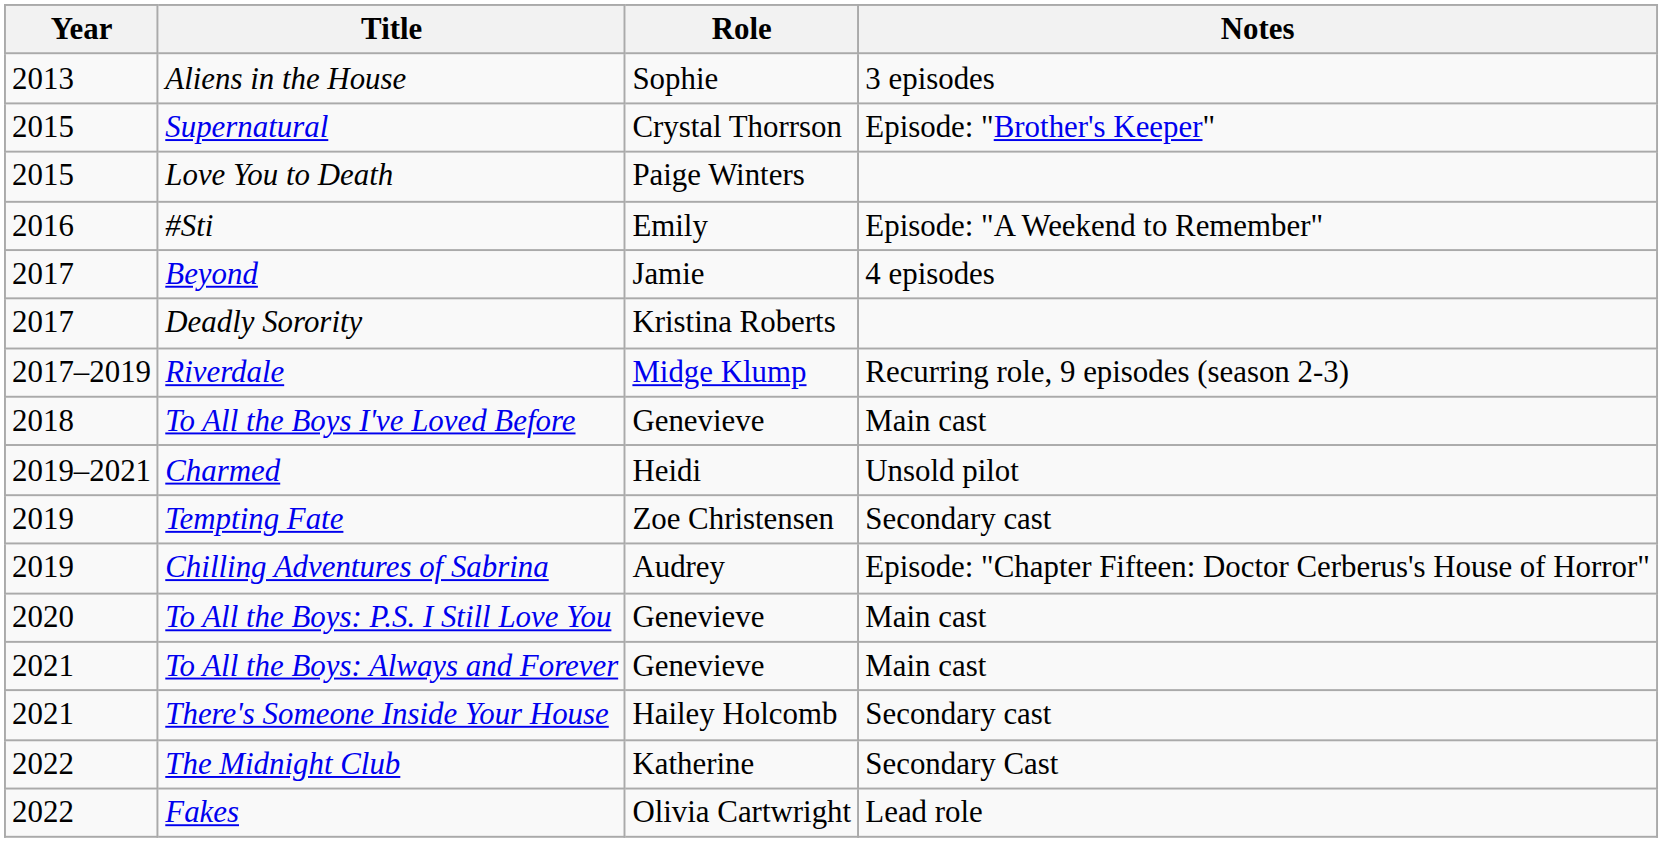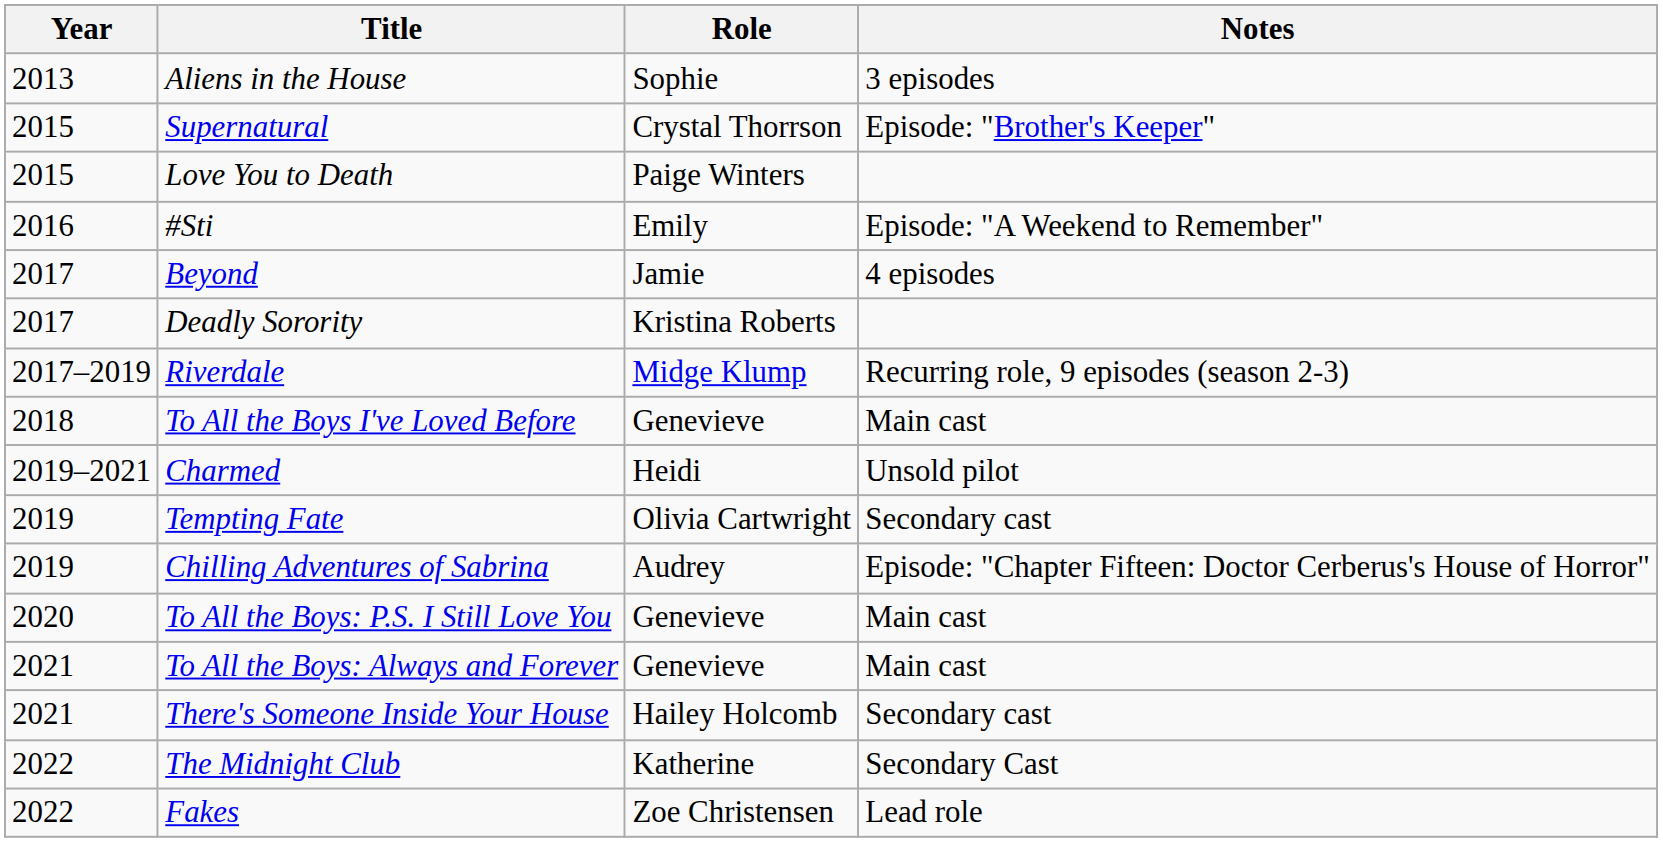(733, 518) Zoe Christensen -> (742, 518) Olivia Cartwright
(742, 812) Olivia Cartwright -> (733, 812) Zoe Christensen
